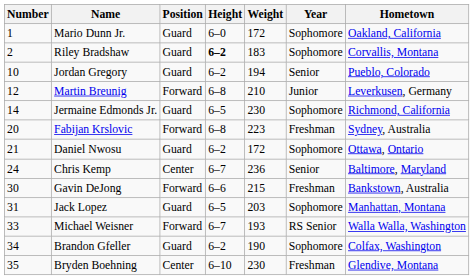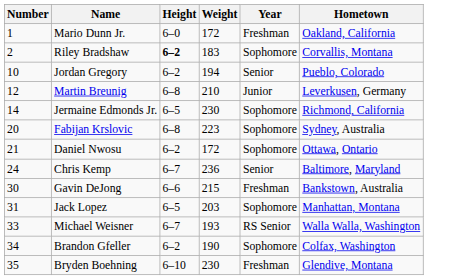- column: (183, 14)
(316, 33) Sophomore -> (266, 33) Freshman
(312, 130) Freshman -> (270, 130) Sophomore
